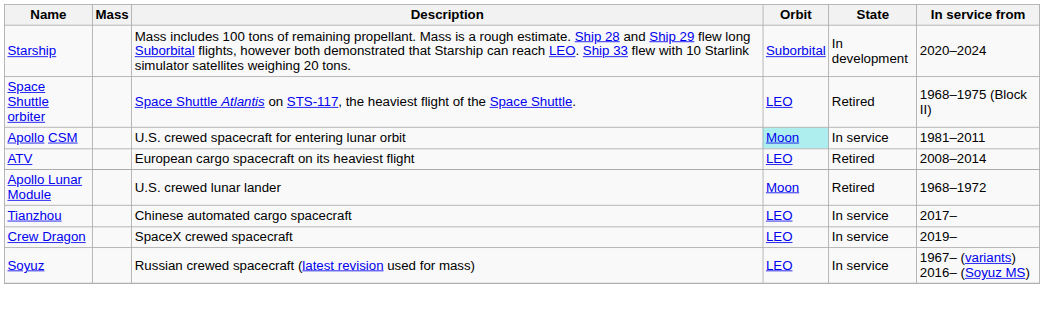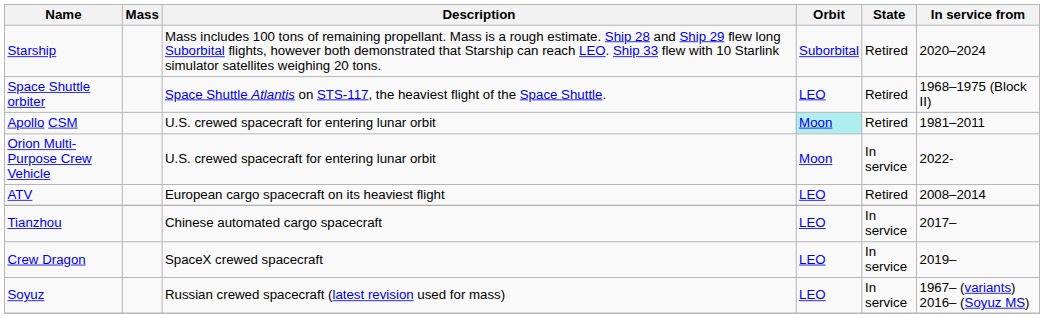(870, 51) In development -> (886, 51) Retired
(860, 137) In service -> (886, 123) Retired
+ row: (50, 159)
- row: (45, 187)
